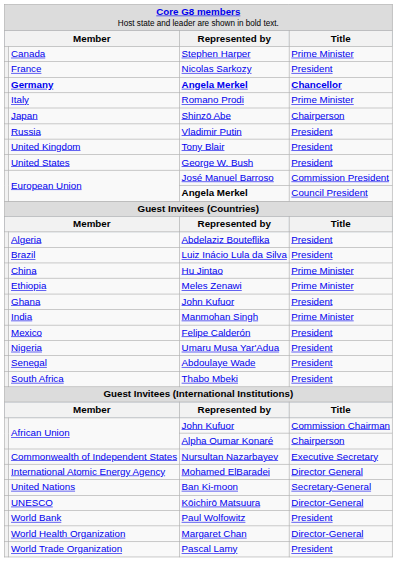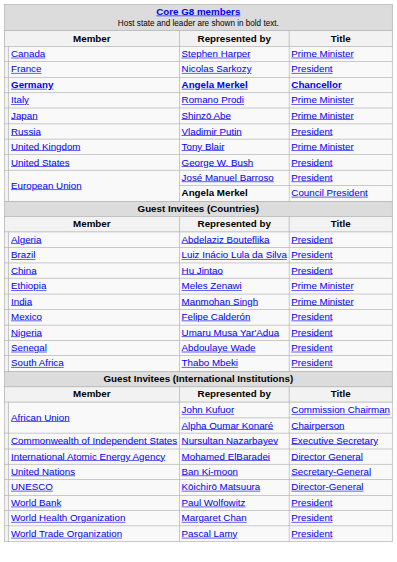(318, 116) Chairperson -> (323, 116) Prime Minister
(312, 147) President -> (323, 147) Prime Minister
(340, 178) Commission President -> (312, 178) President
(323, 270) Prime Minister -> (312, 270) President
- row: (26, 301)
(327, 534) Director-General -> (312, 518) President
